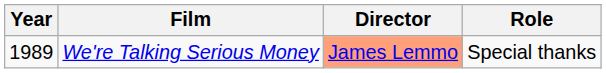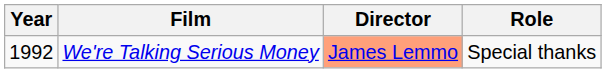(31, 51) 1989 -> (31, 51) 1992
